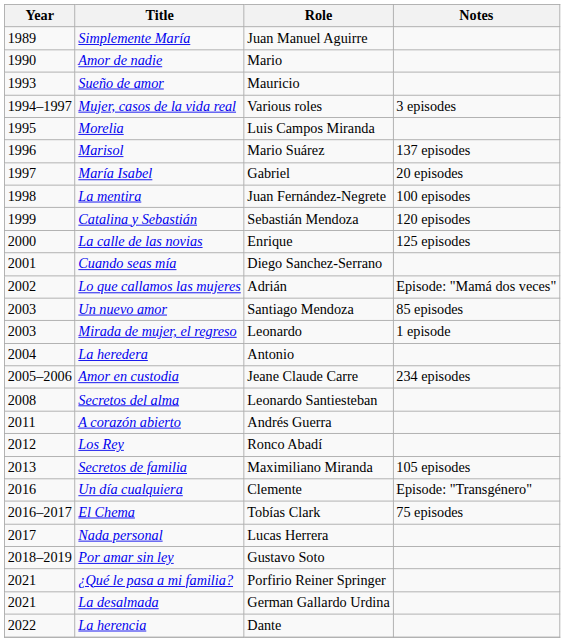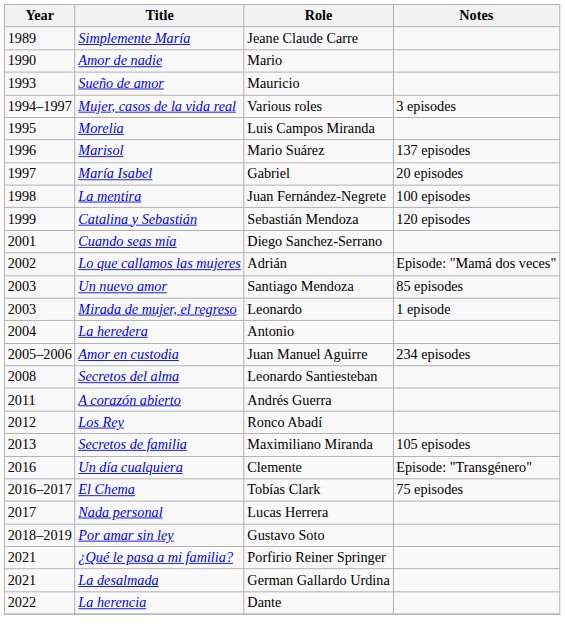(307, 38) Juan Manuel Aguirre -> (303, 38) Jeane Claude Carre
- row: (140, 241)
(303, 377) Jeane Claude Carre -> (307, 354) Juan Manuel Aguirre
